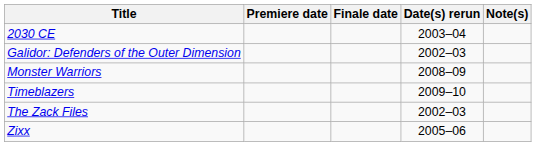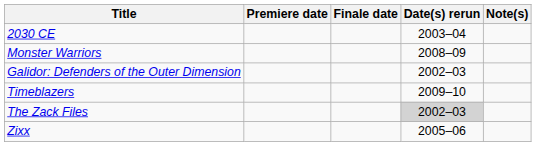rows swapped: (124, 53) <-> (54, 72)
(442, 111) no background -> (442, 111) lightgrey background
